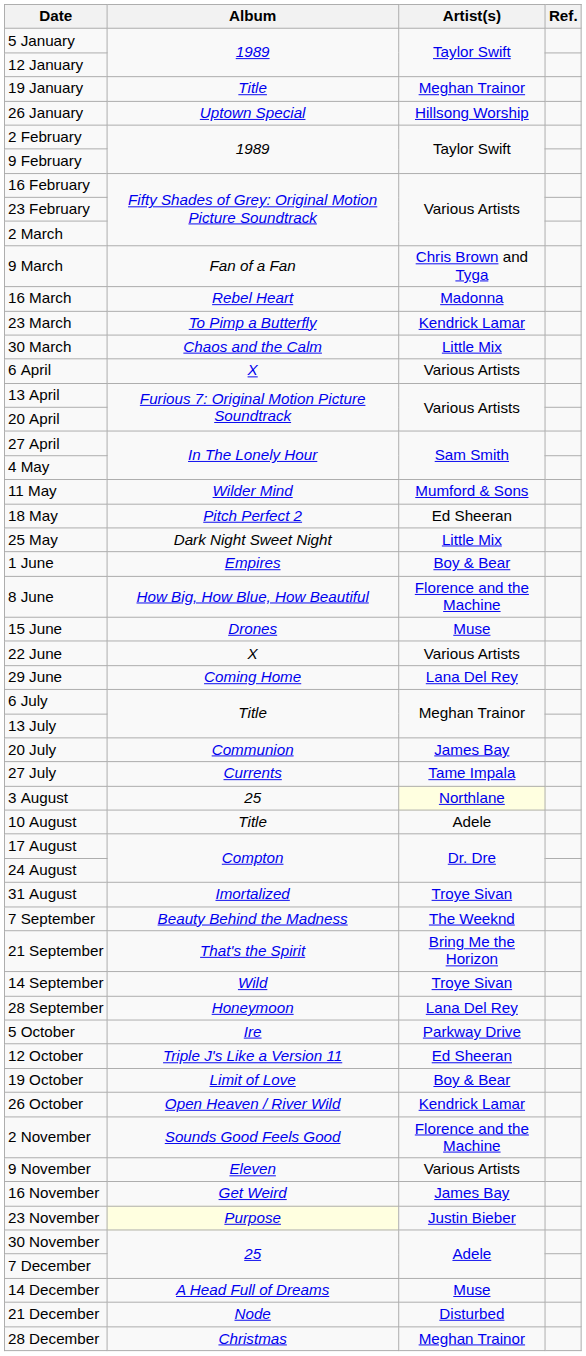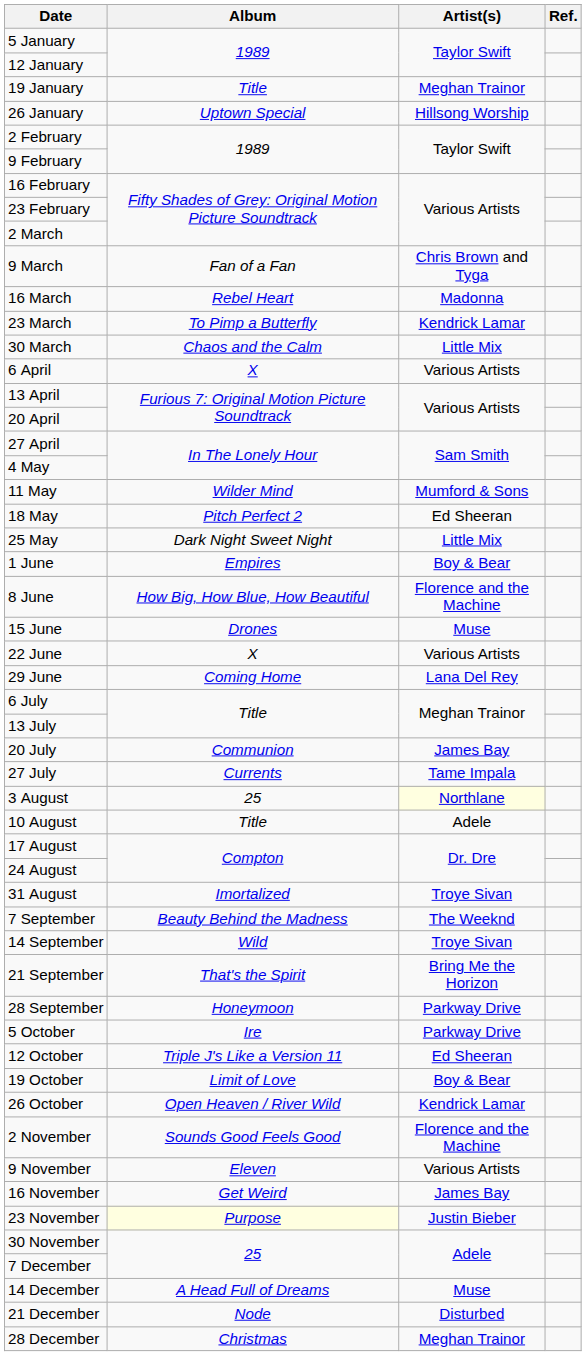rows swapped: (56, 983) <-> (56, 951)
(472, 1007) Lana Del Rey -> (472, 1007) Parkway Drive
